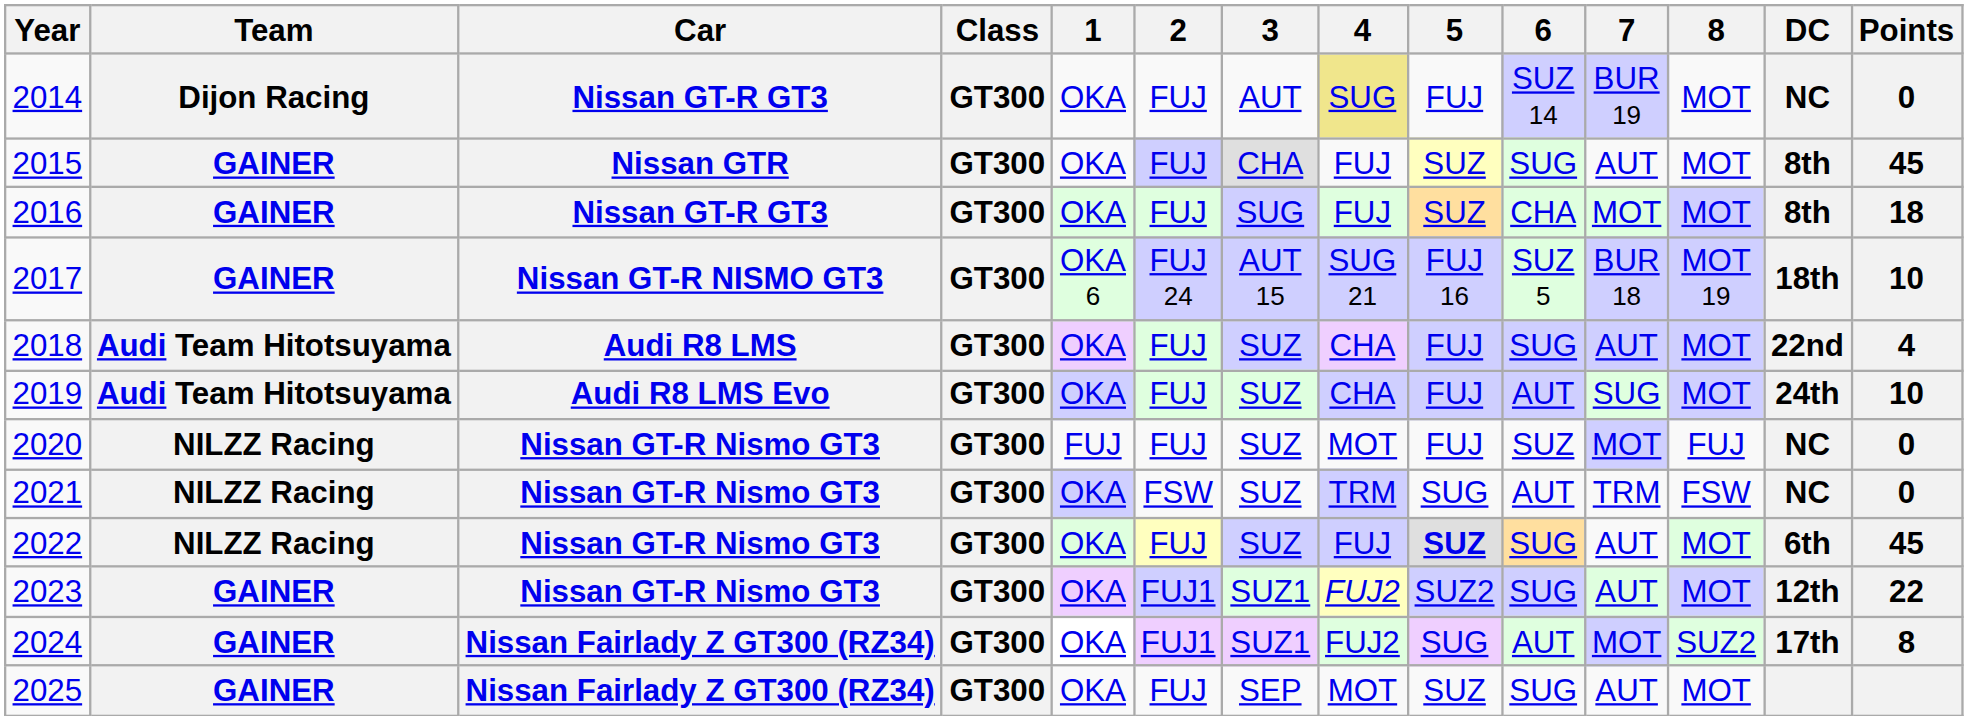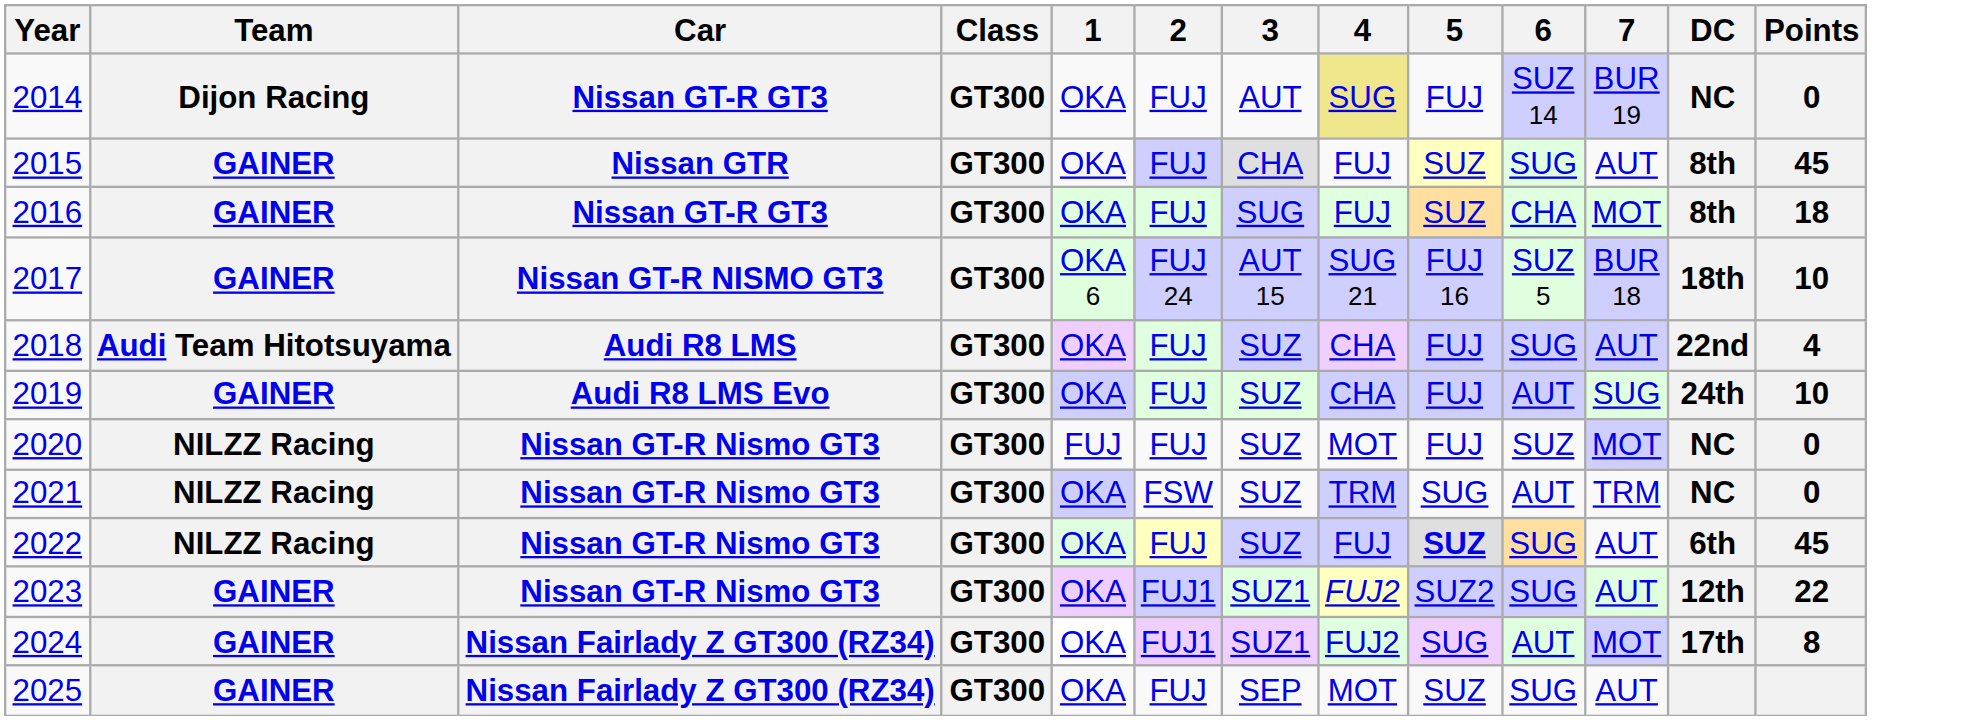- column: (1716, 29)
(274, 394) Audi Team Hitotsuyama -> (274, 394) GAINER
